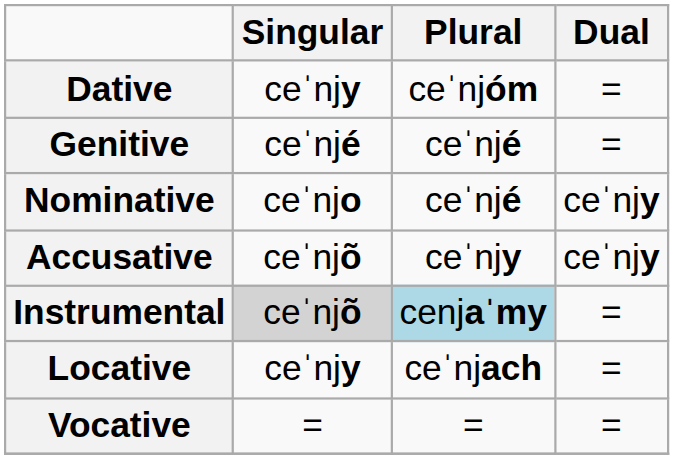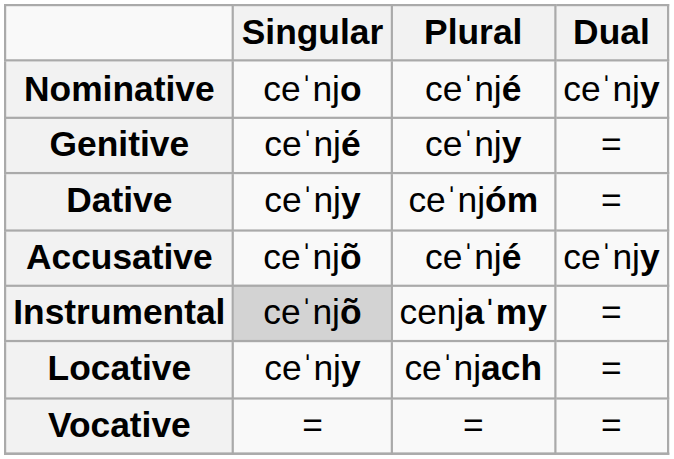rows swapped: (119, 200) <-> (119, 88)
(473, 144) ceˈnjé -> (473, 144) ceˈnjy
(473, 256) ceˈnjy -> (473, 256) ceˈnjé
(473, 312) lightblue background -> (473, 312) no background
